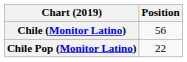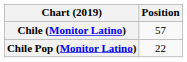(161, 30) 56 -> (161, 30) 57
